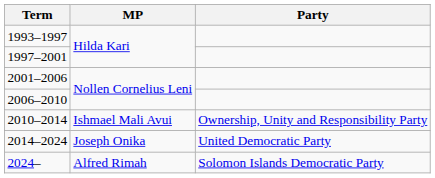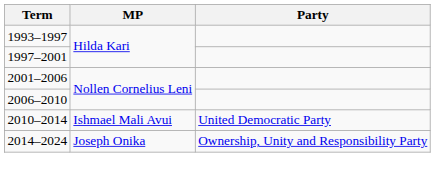(313, 120) Ownership, Unity and Responsibility Party -> (265, 120) United Democratic Party
(265, 141) United Democratic Party -> (313, 141) Ownership, Unity and Responsibility Party
- row: (24, 162)
